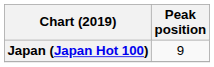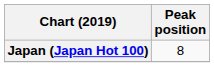(180, 51) 9 -> (180, 51) 8
